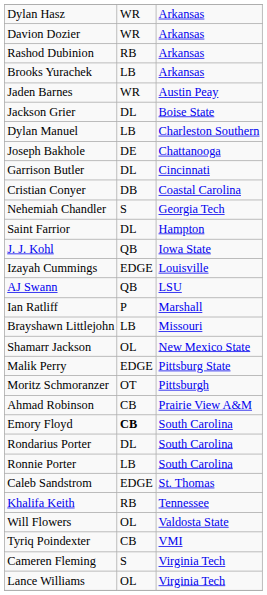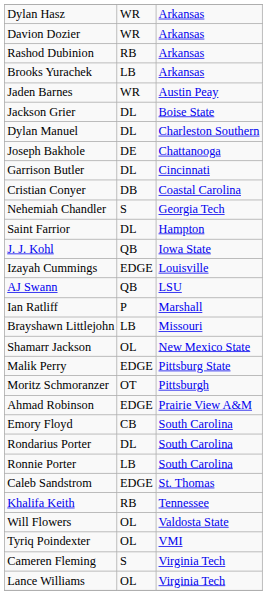(128, 131) LB -> (128, 131) DL
(128, 405) CB -> (136, 405) EDGE
(129, 424) bold -> (128, 424) normal
(128, 541) CB -> (128, 541) OL
